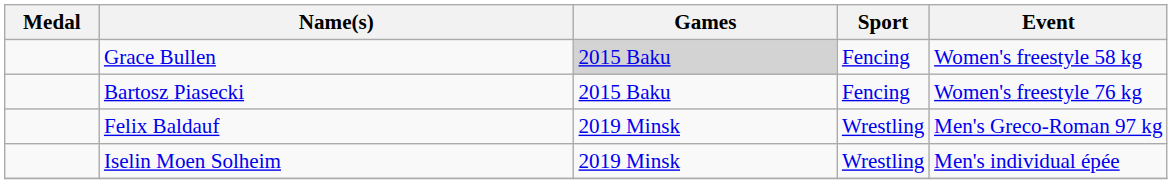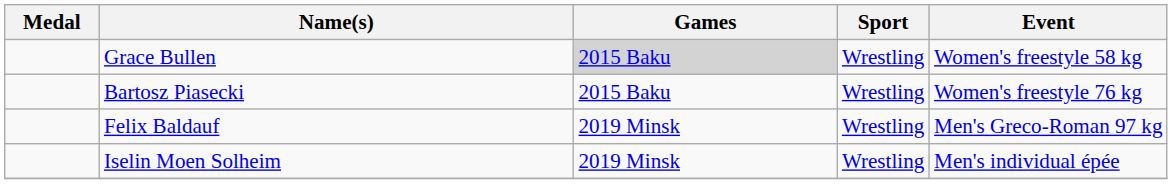(876, 56) Fencing -> (883, 56) Wrestling
(876, 91) Fencing -> (883, 91) Wrestling
